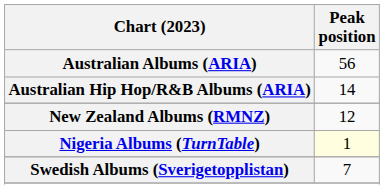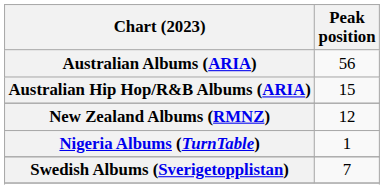(347, 90) 14 -> (347, 90) 15
(347, 143) lightyellow background -> (347, 143) no background
